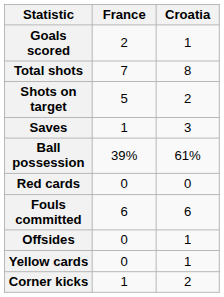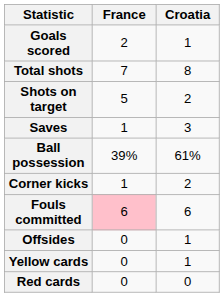rows swapped: (48, 282) <-> (48, 184)
(124, 212) no background -> (124, 212) pink background
